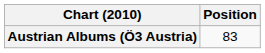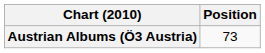(230, 36) 83 -> (230, 36) 73
